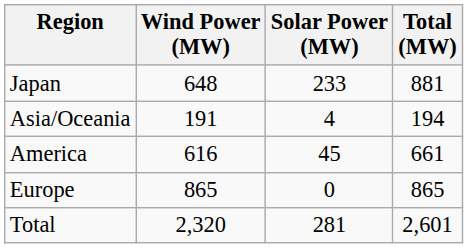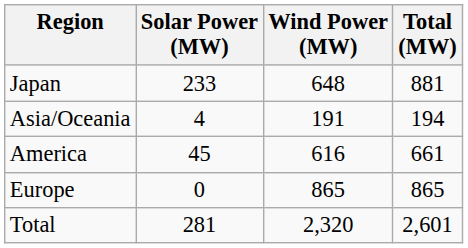columns swapped: (201, 34) <-> (329, 34)
